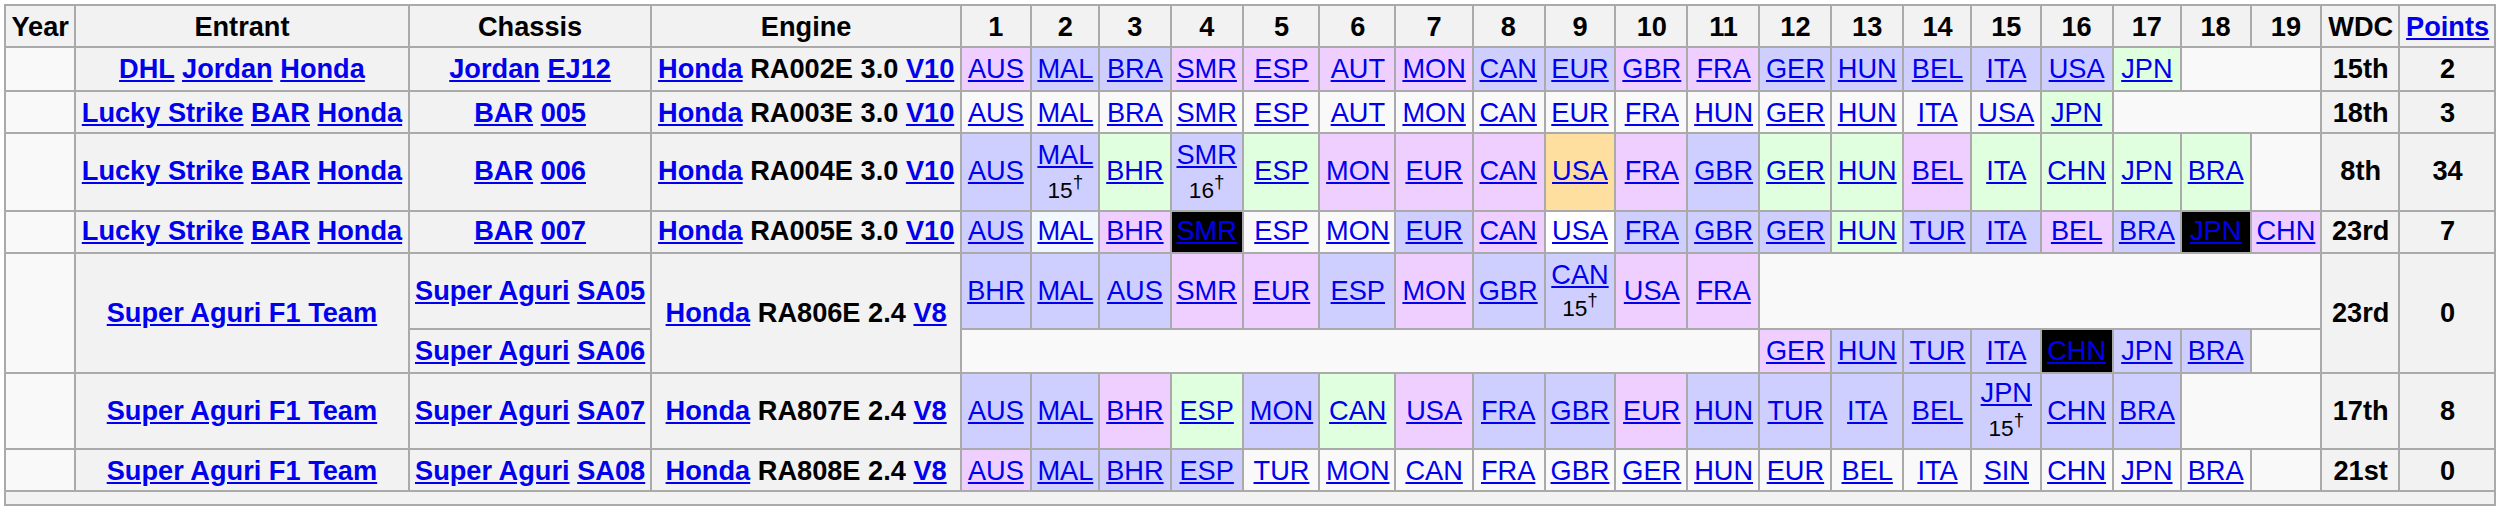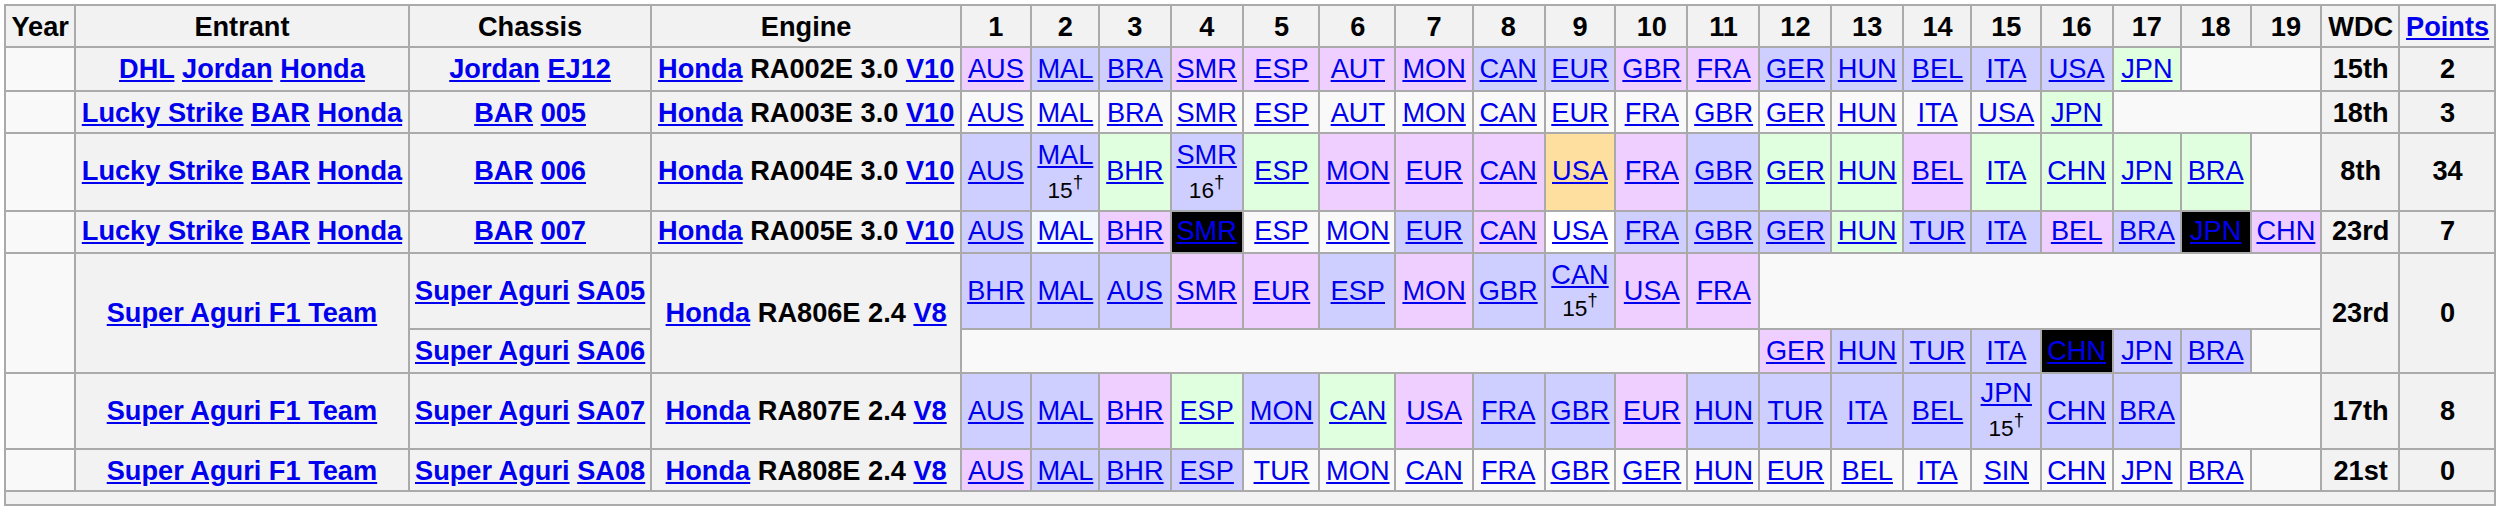(1724, 112) HUN -> (1724, 112) GBR
